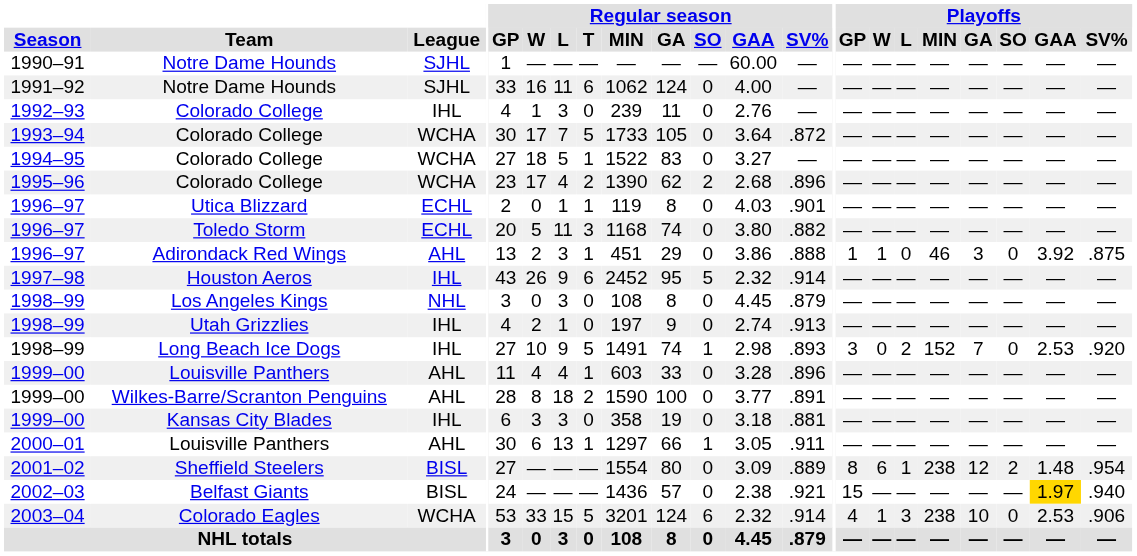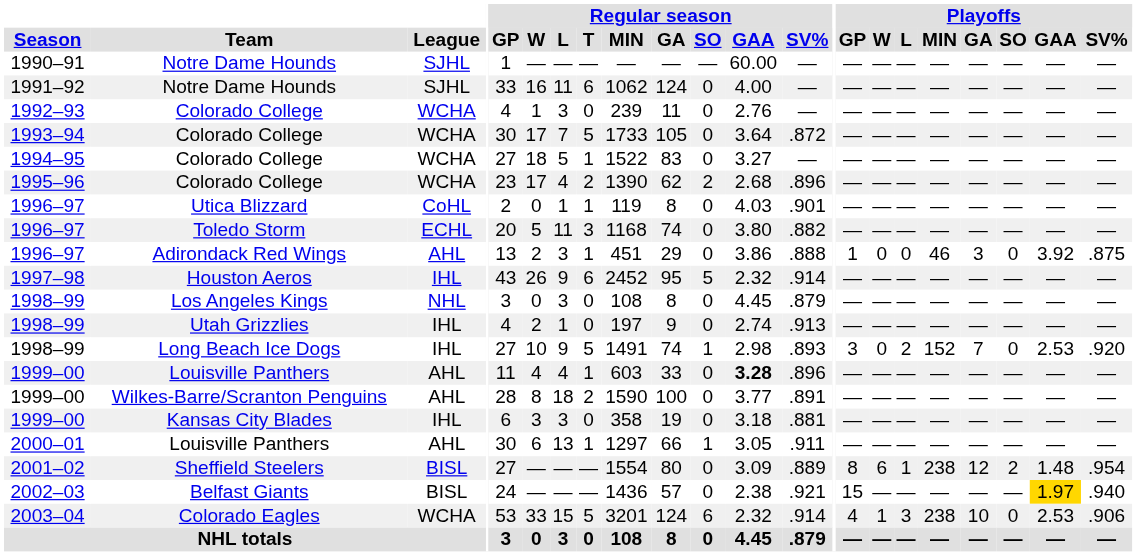(447, 111) IHL -> (447, 111) WCHA
(447, 206) ECHL -> (447, 206) CoHL
(882, 253) 1 -> (882, 253) 0
(753, 372) normal -> (753, 372) bold
